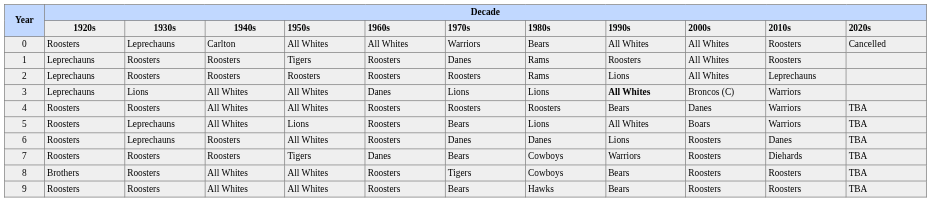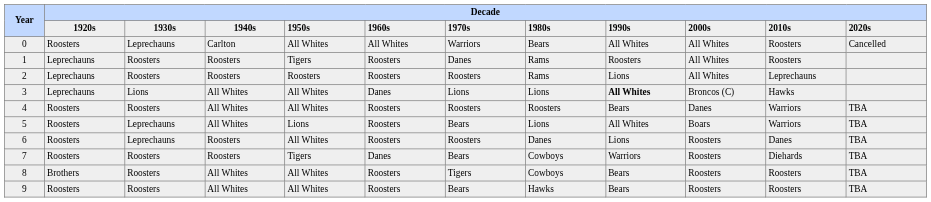(785, 92) Warriors -> (781, 92) Hawks
(459, 141) Danes -> (464, 141) Roosters
